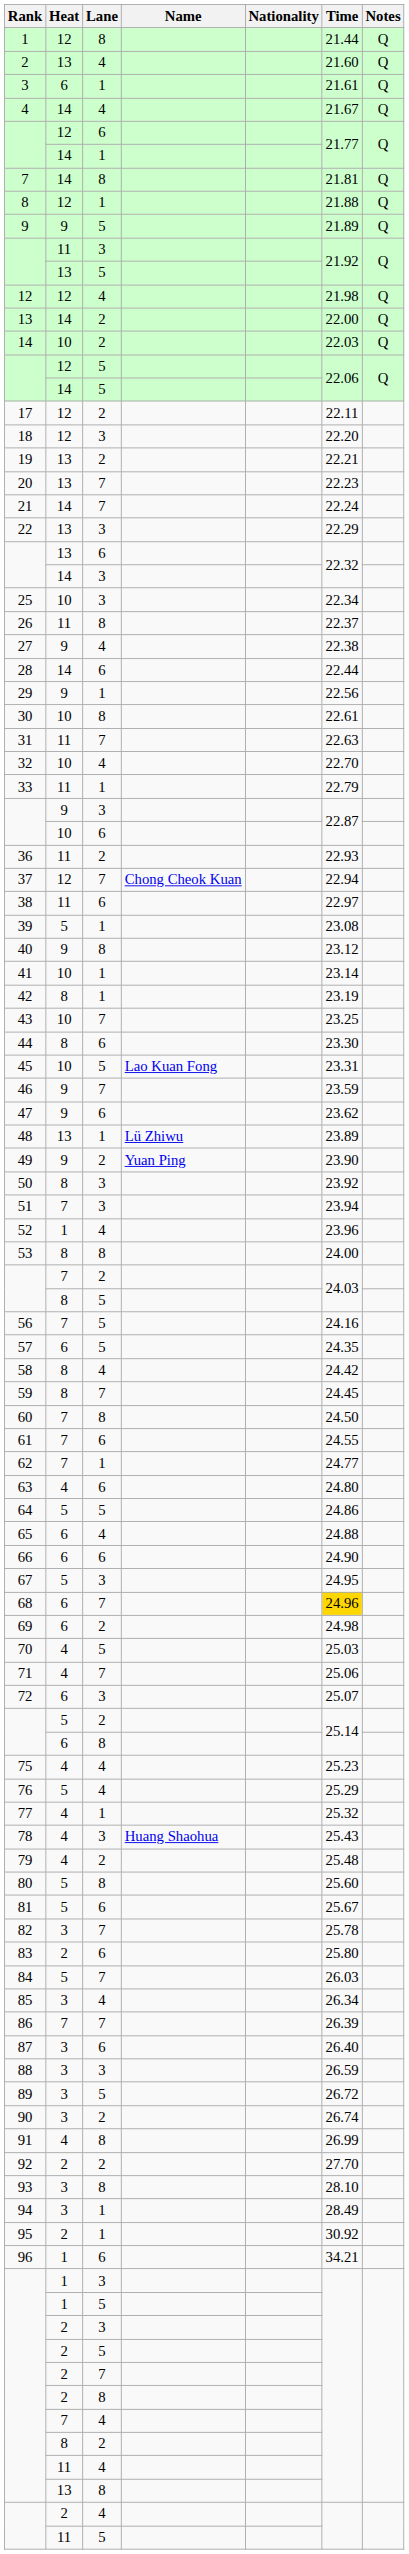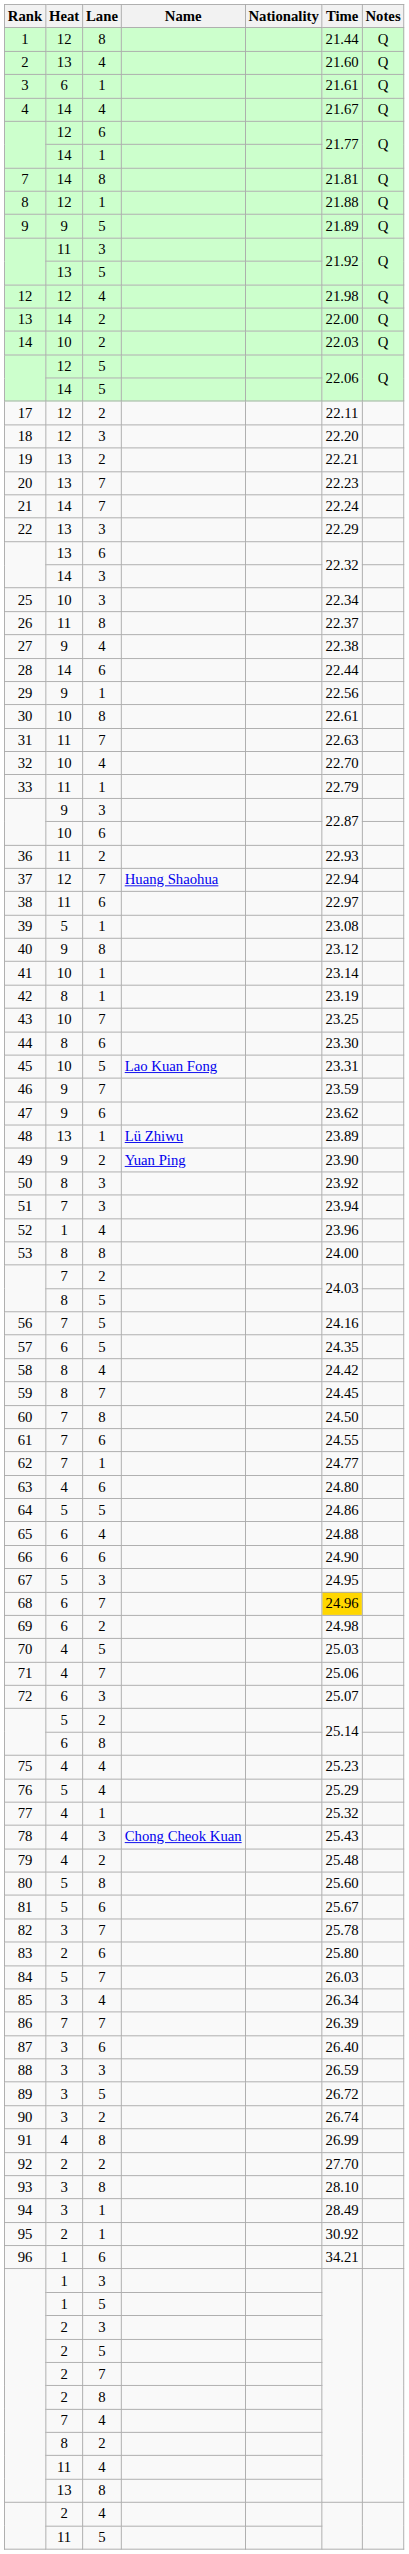(183, 879) Chong Cheok Kuan -> (172, 879) Huang Shaohua
(172, 1837) Huang Shaohua -> (183, 1837) Chong Cheok Kuan
